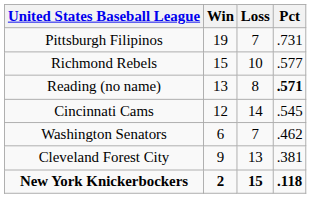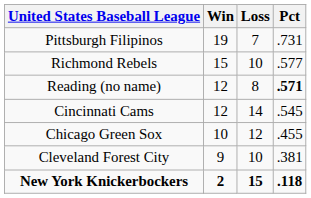(220, 87) 13 -> (220, 87) 12
- row: (104, 134)
+ row: (104, 134)
(255, 157) 13 -> (255, 157) 10
